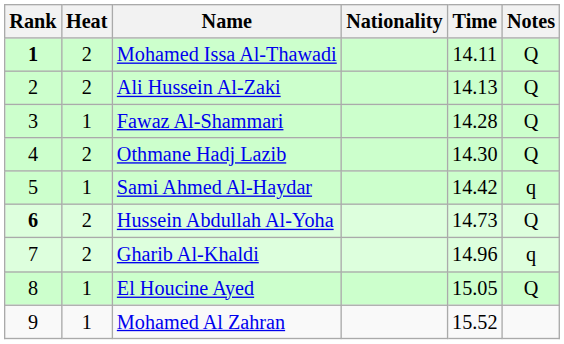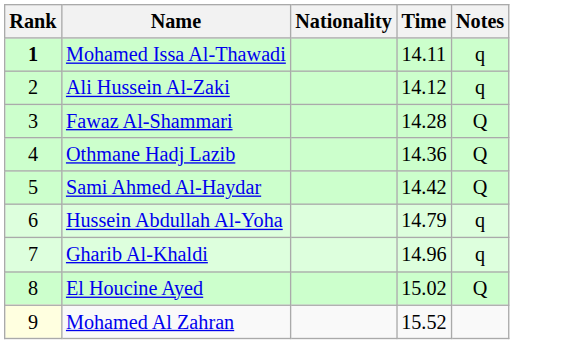- column: (87, 21)
(531, 54) Q -> (480, 54) q
(475, 88) 14.13 -> (424, 88) 14.12
(531, 88) Q -> (480, 88) q
(475, 154) 14.30 -> (424, 154) 14.36
(531, 188) q -> (480, 188) Q
(33, 221) bold -> (33, 221) normal
(475, 221) 14.73 -> (424, 221) 14.79
(531, 221) Q -> (480, 221) q
(475, 288) 15.05 -> (424, 288) 15.02
(33, 321) no background -> (33, 321) lightyellow background
